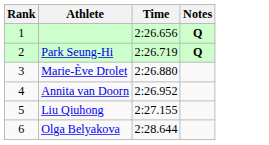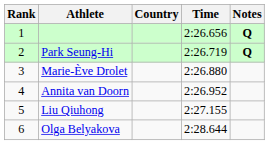+ column: (157, 14)
